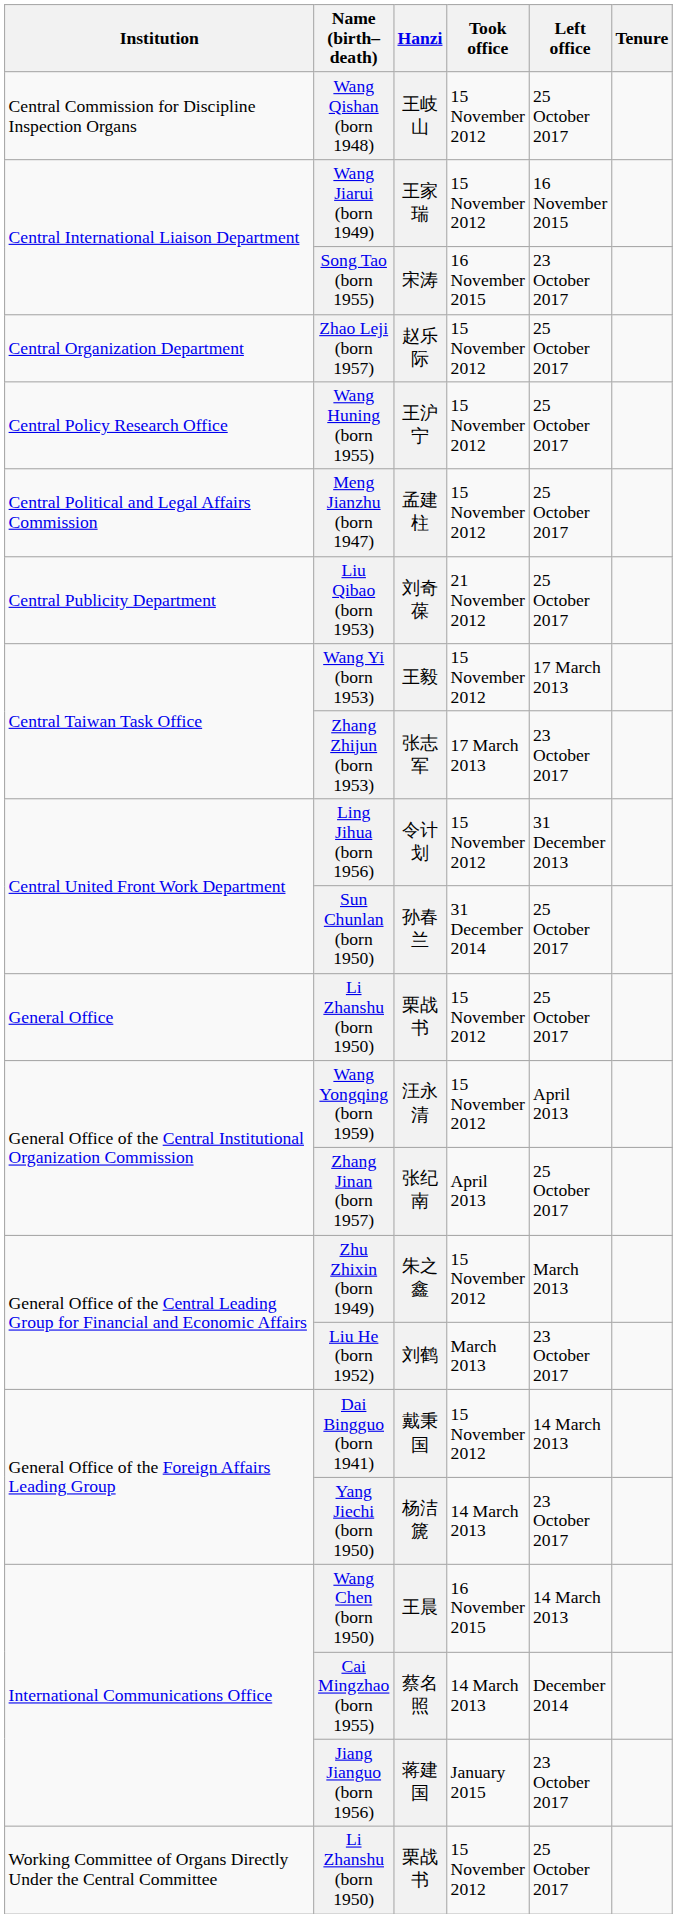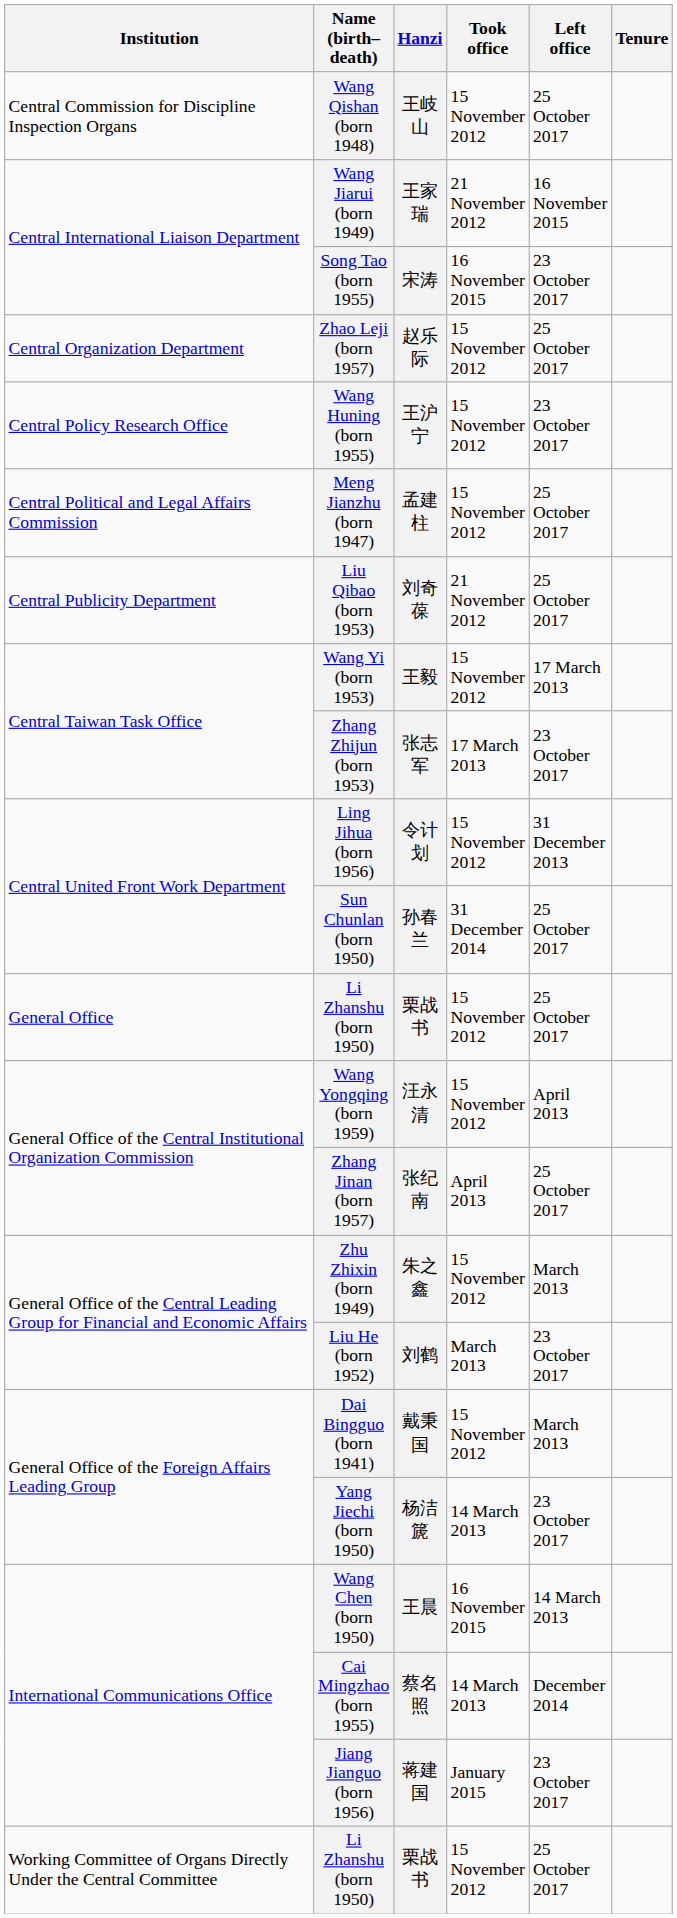(488, 202) 15 November 2012 -> (488, 202) 21 November 2012
(561, 425) 25 October 2017 -> (561, 425) 23 October 2017
(567, 1433) 14 March 2013 -> (556, 1433) March 2013
